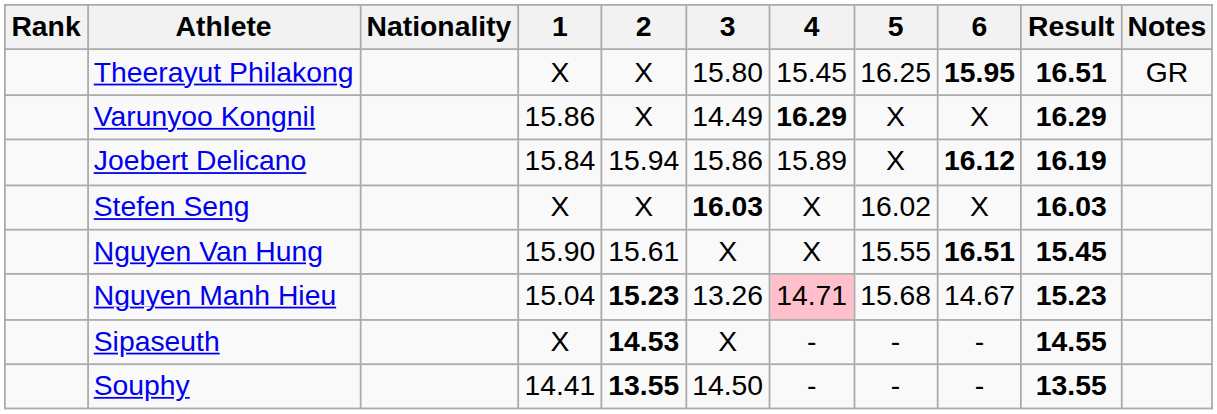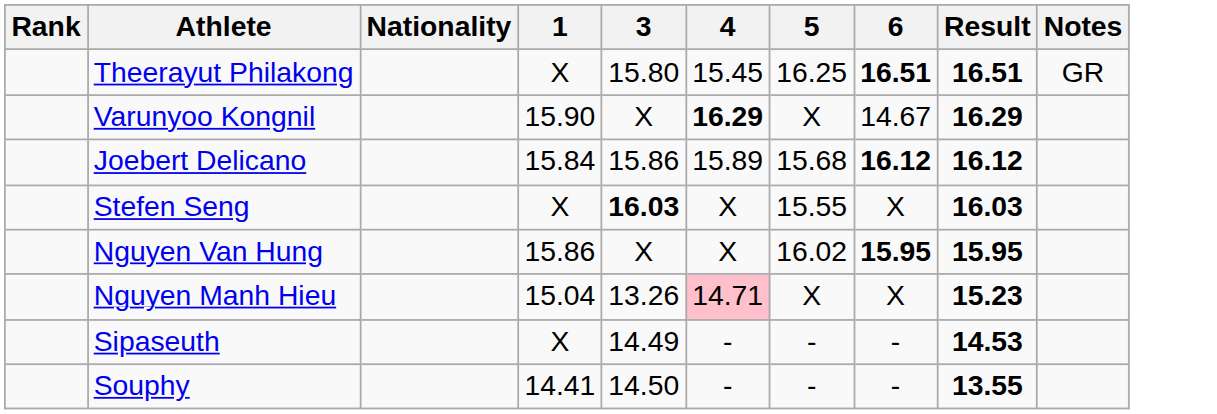- column: (644, 26)
(980, 71) 15.95 -> (896, 71) 16.51
(560, 116) 15.86 -> (560, 116) 15.90
(728, 116) 14.49 -> (644, 116) X
(980, 116) X -> (896, 116) 14.67
(896, 161) X -> (812, 161) 15.68
(1071, 161) 16.19 -> (987, 161) 16.12
(896, 206) 16.02 -> (812, 206) 15.55
(560, 251) 15.90 -> (560, 251) 15.86
(896, 251) 15.55 -> (812, 251) 16.02
(980, 251) 16.51 -> (896, 251) 15.95
(1071, 251) 15.45 -> (987, 251) 15.95
(896, 296) 15.68 -> (812, 296) X
(980, 296) 14.67 -> (896, 296) X
(728, 341) X -> (644, 341) 14.49
(1071, 341) 14.55 -> (987, 341) 14.53
